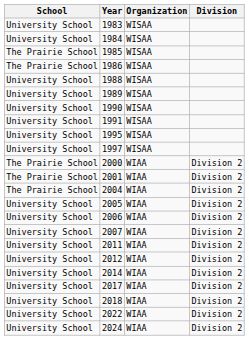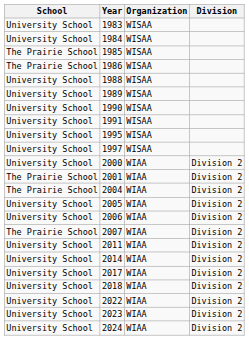(52, 163) The Prairie School -> (50, 163) University School
(50, 232) University School -> (52, 232) The Prairie School
- row: (112, 259)
+ row: (112, 314)
